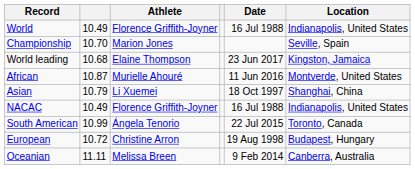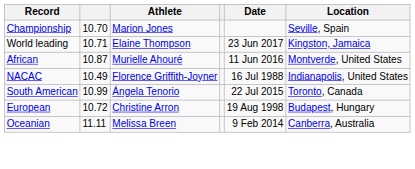- row: (20, 28)
(95, 60) 10.68 -> (95, 44) 10.71
- row: (19, 92)
